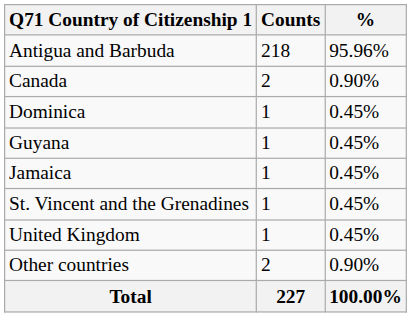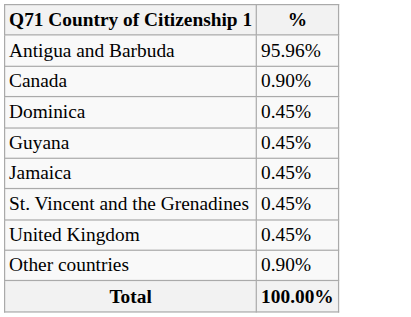- column: (291, 19)
